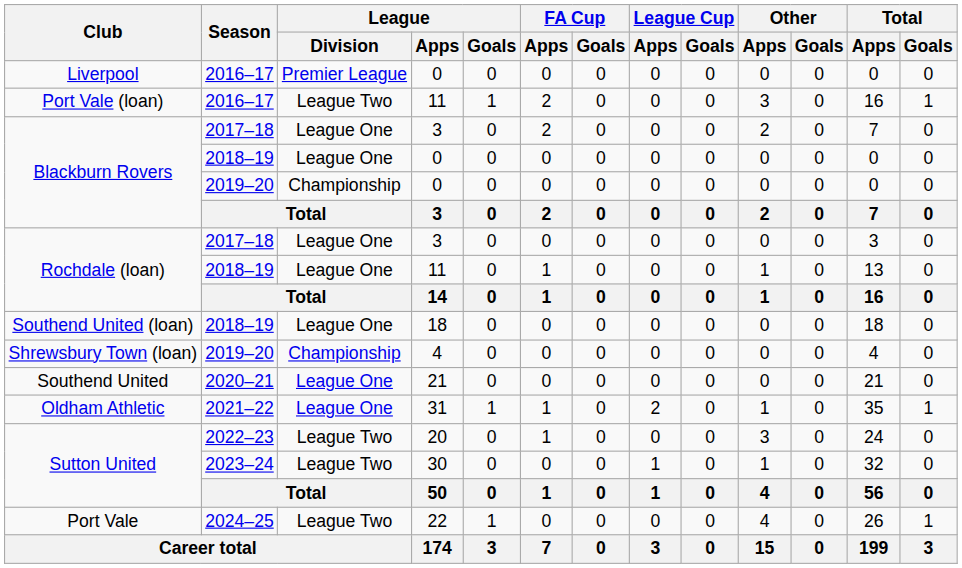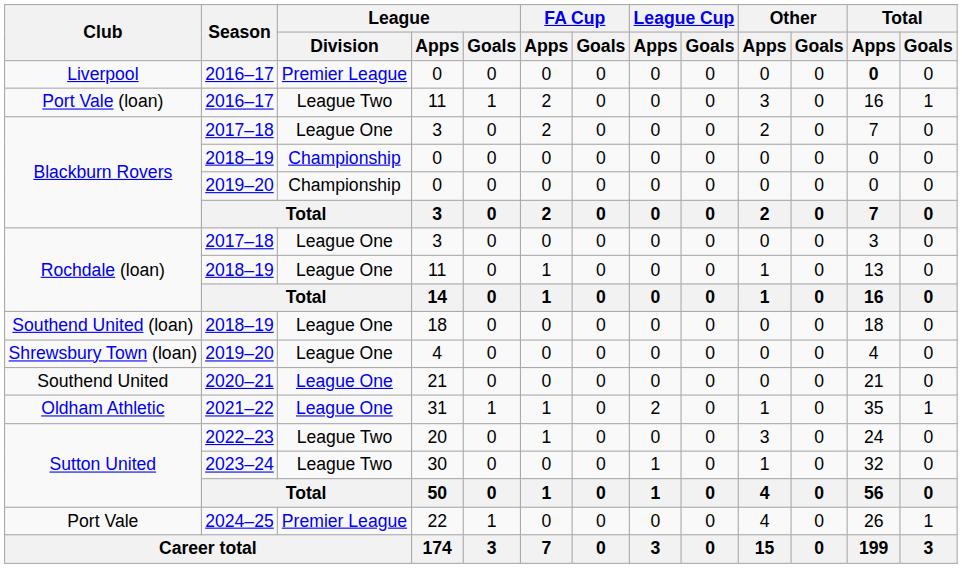(874, 74) normal -> (874, 74) bold
(344, 158) League One -> (344, 158) Championship
(344, 353) Championship -> (344, 353) League One
(344, 520) League Two -> (344, 520) Premier League
